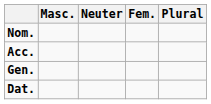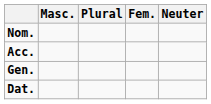columns swapped: (102, 14) <-> (183, 14)
